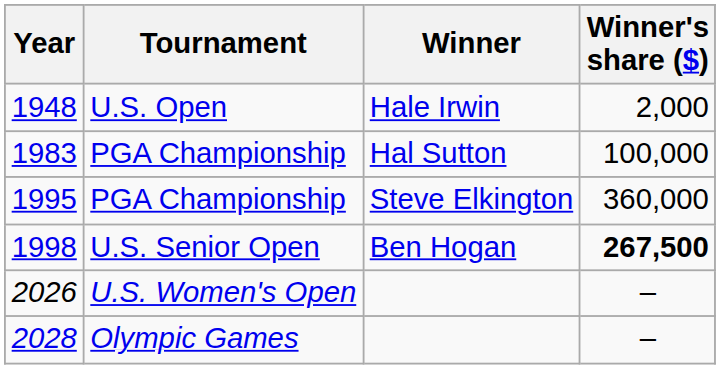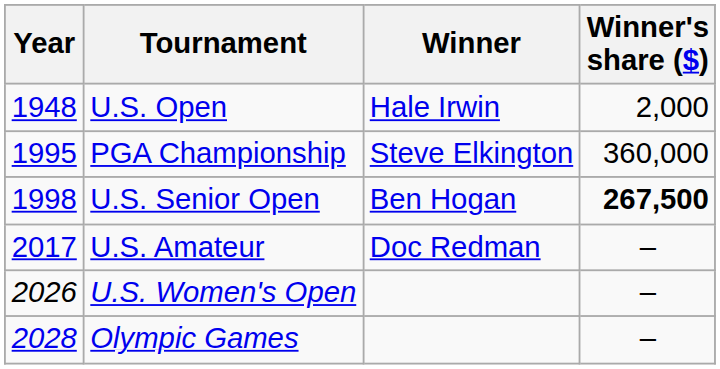- row: (44, 153)
+ row: (44, 246)
